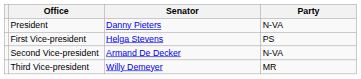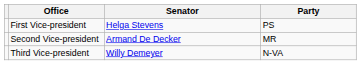- row: (29, 26)
(273, 53) N-VA -> (270, 39) MR
(270, 67) MR -> (273, 53) N-VA
